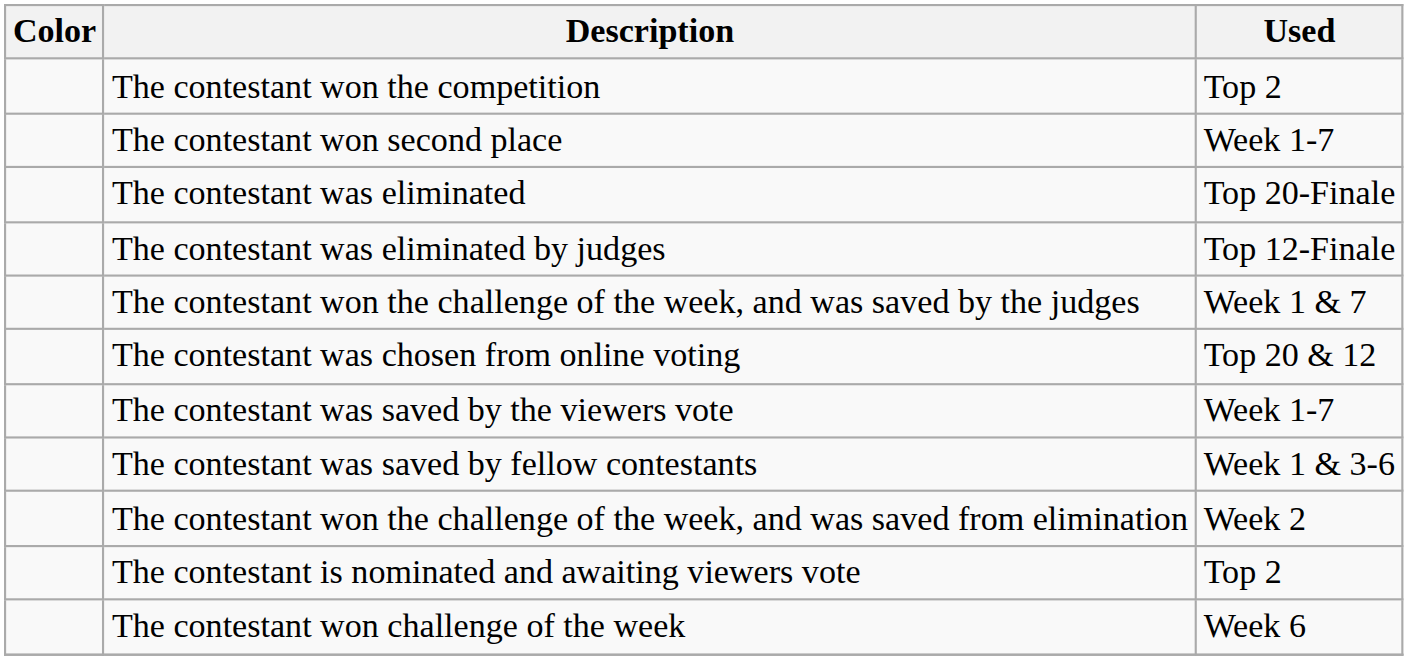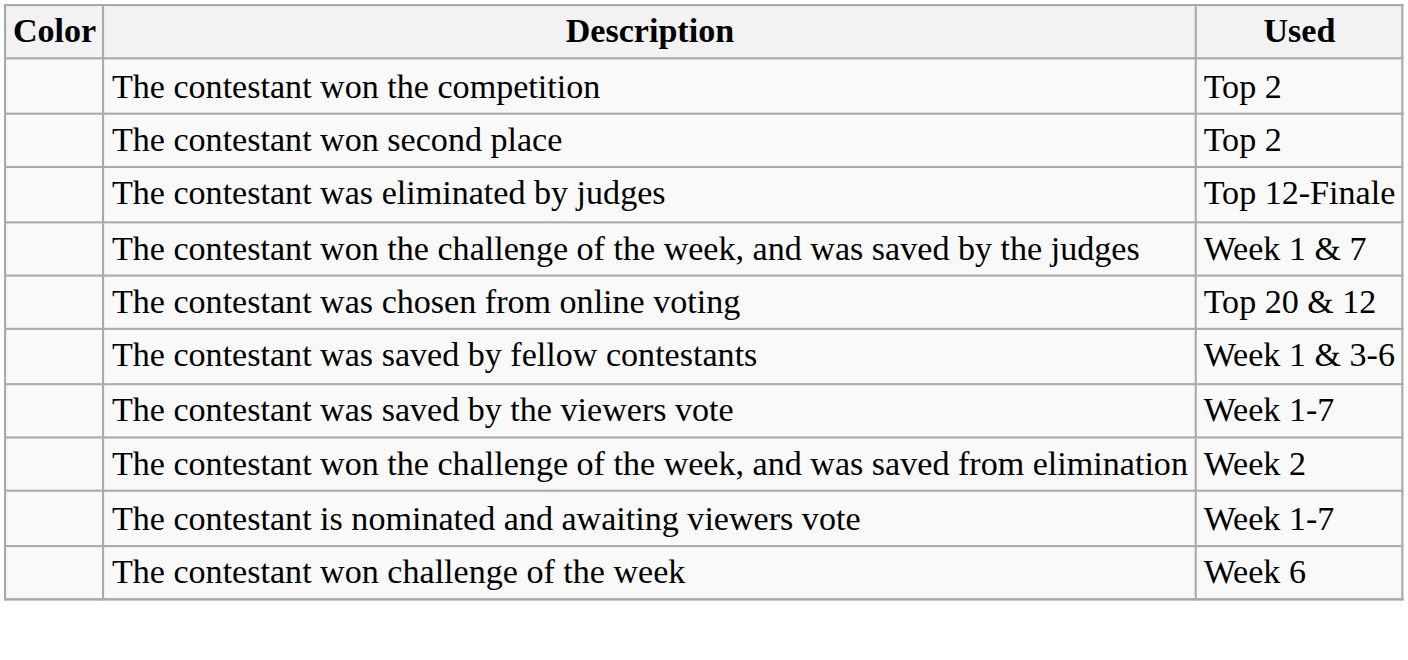(1269, 139) Week 1-7 -> (1243, 139) Top 2
- row: (319, 193)
rows swapped: (423, 409) <-> (435, 463)
(1243, 572) Top 2 -> (1269, 517) Week 1-7
